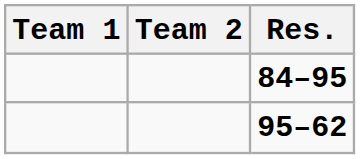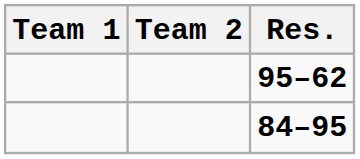rows swapped: (302, 128) <-> (302, 79)
